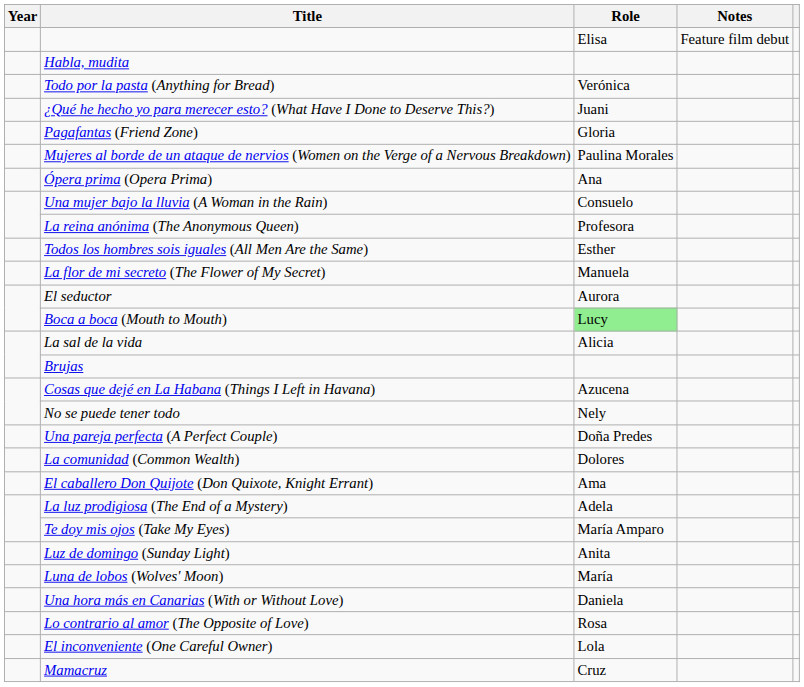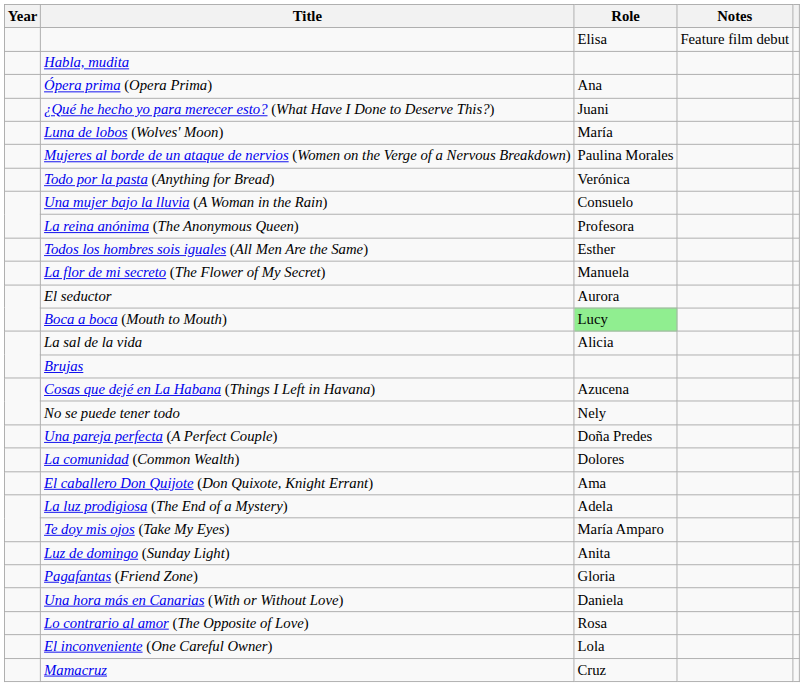rows swapped: (128, 179) <-> (159, 86)
rows swapped: (134, 576) <-> (121, 132)
